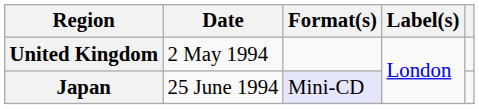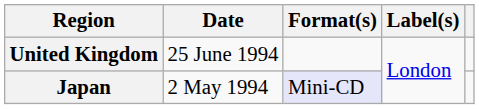(218, 53) 2 May 1994 -> (223, 53) 25 June 1994
(223, 86) 25 June 1994 -> (218, 86) 2 May 1994
